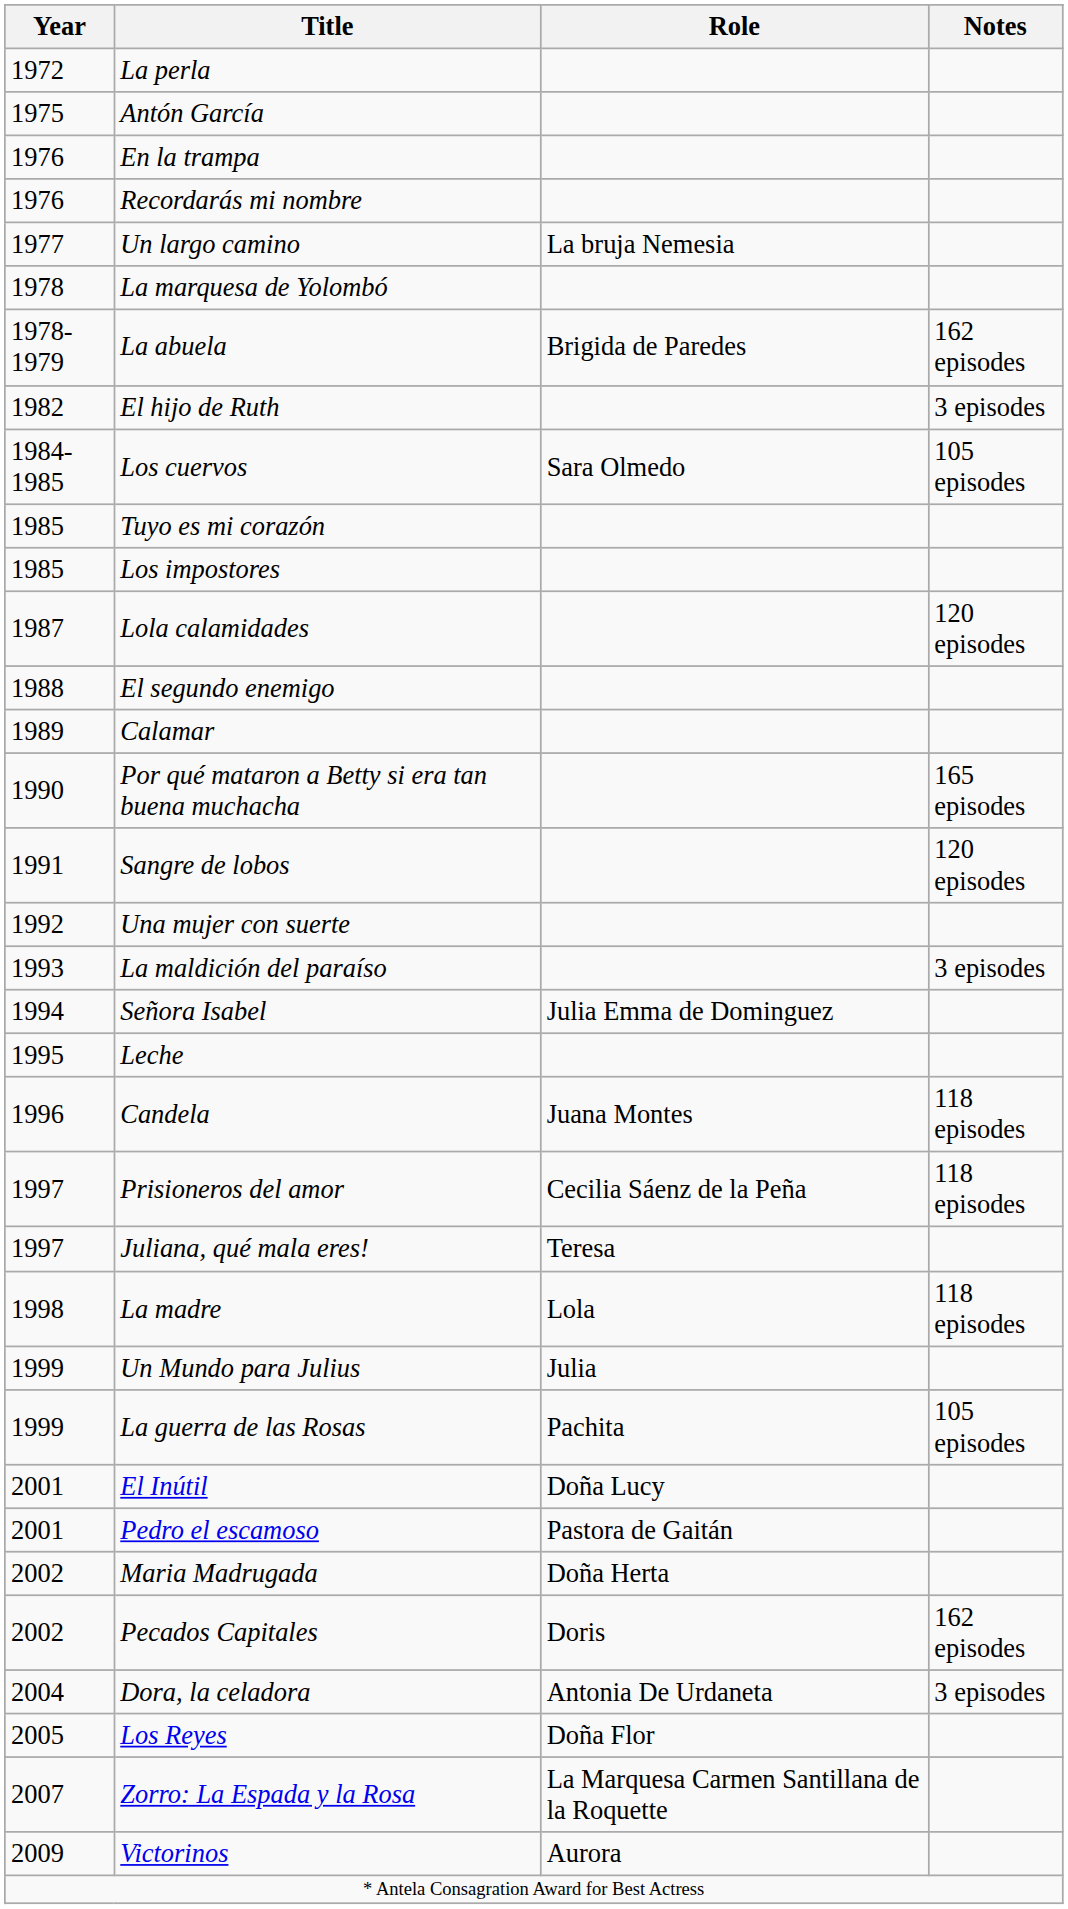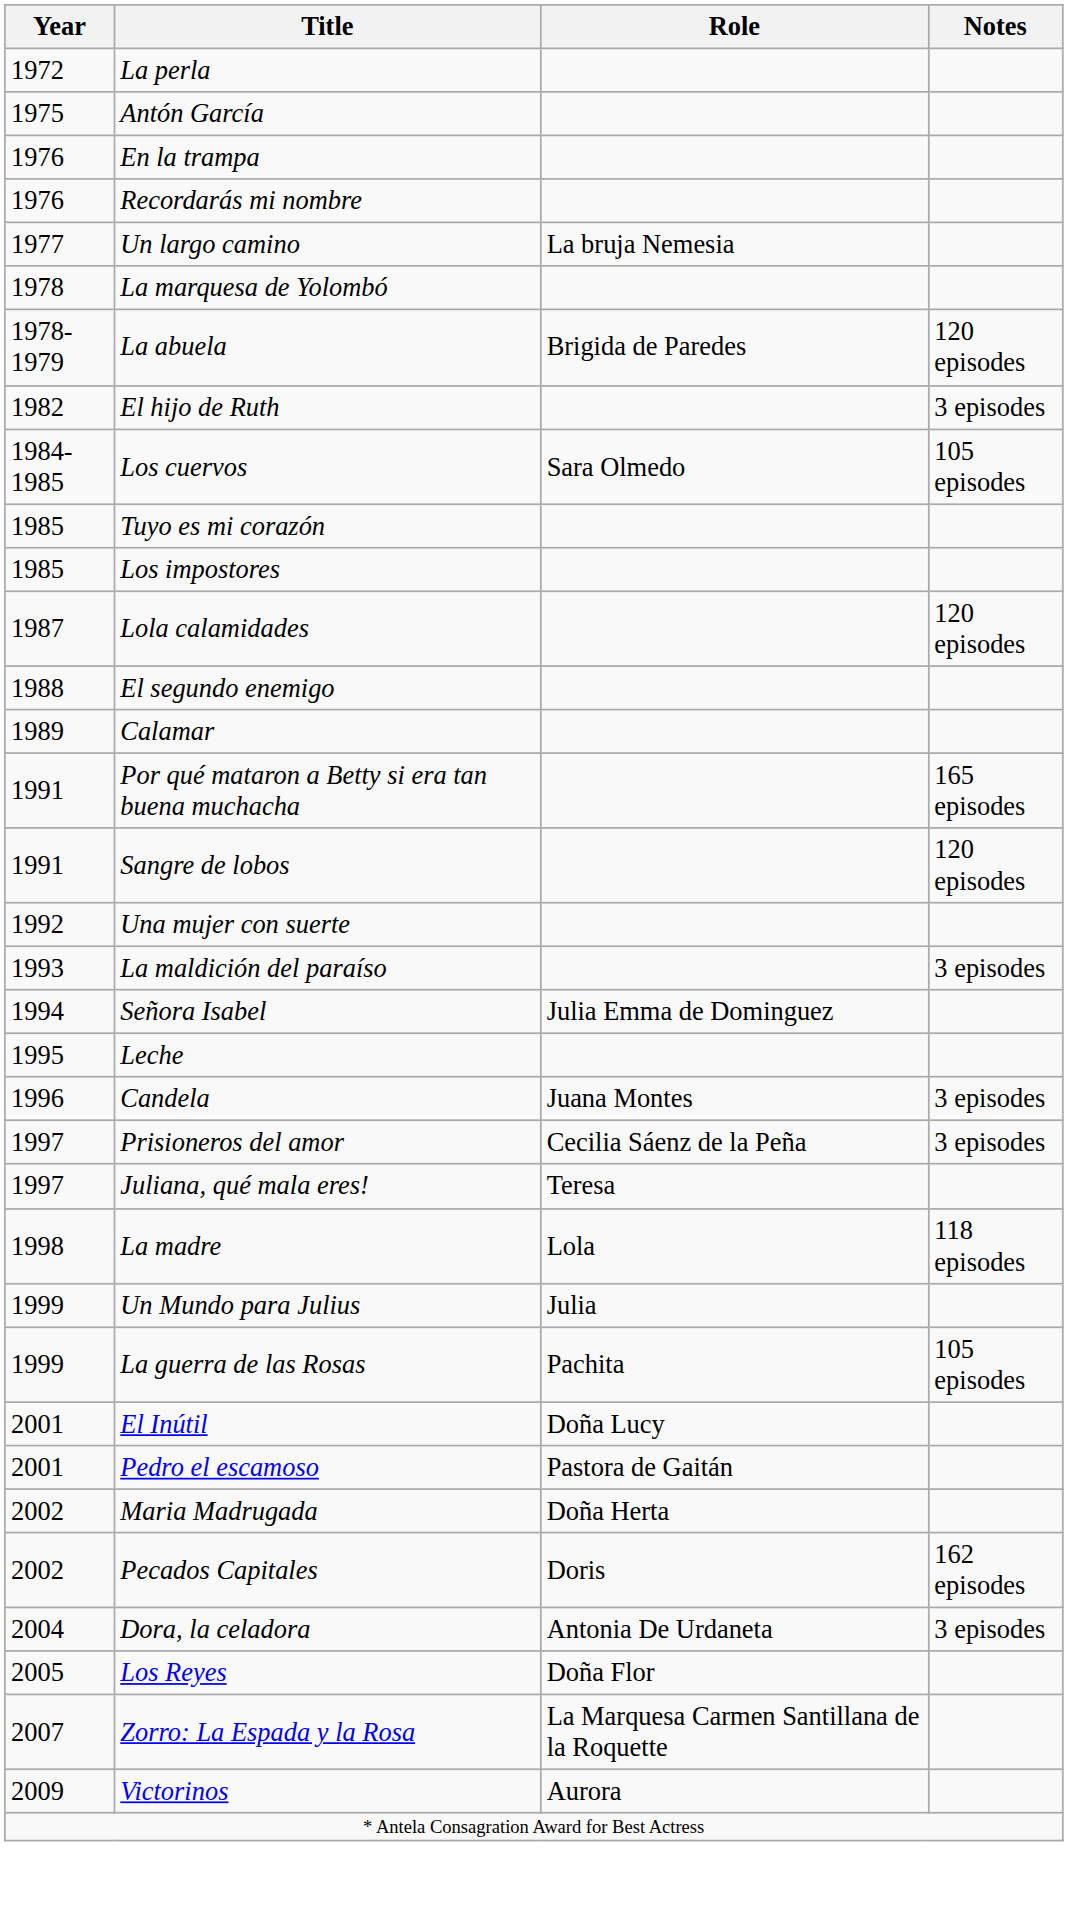(980, 347) 162 episodes -> (980, 347) 120 episodes
(37, 790) 1990 -> (37, 790) 1991
(980, 1114) 118 episodes -> (990, 1098) 3 episodes
(980, 1189) 118 episodes -> (990, 1142) 3 episodes
